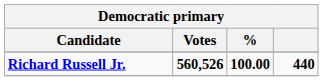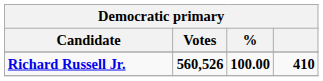(304, 64) 440 -> (304, 64) 410
